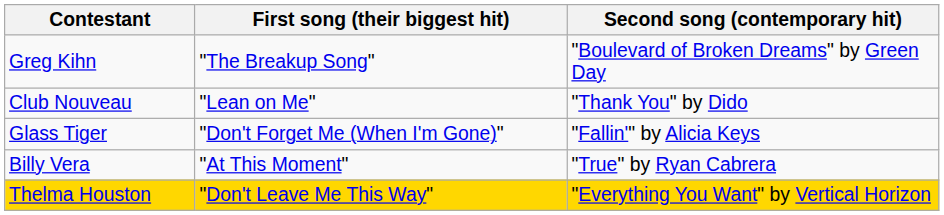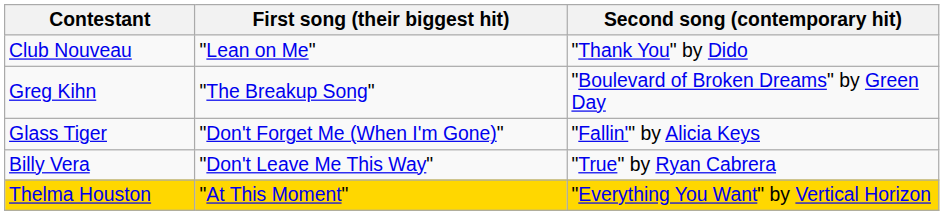rows swapped: (53, 61) <-> (70, 103)
(274, 164) "At This Moment" -> (316, 164) "Don't Leave Me This Way"
(316, 195) "Don't Leave Me This Way" -> (274, 195) "At This Moment"
